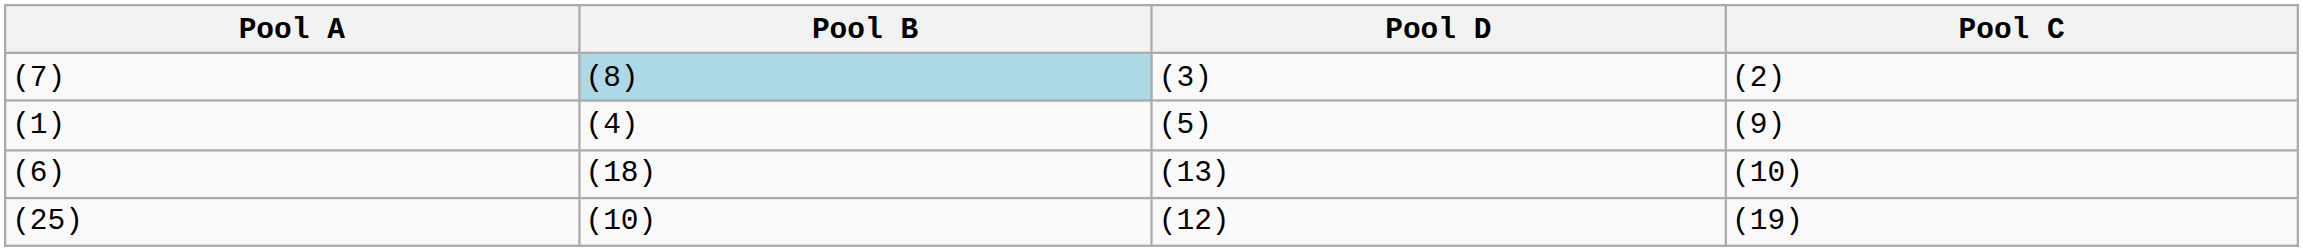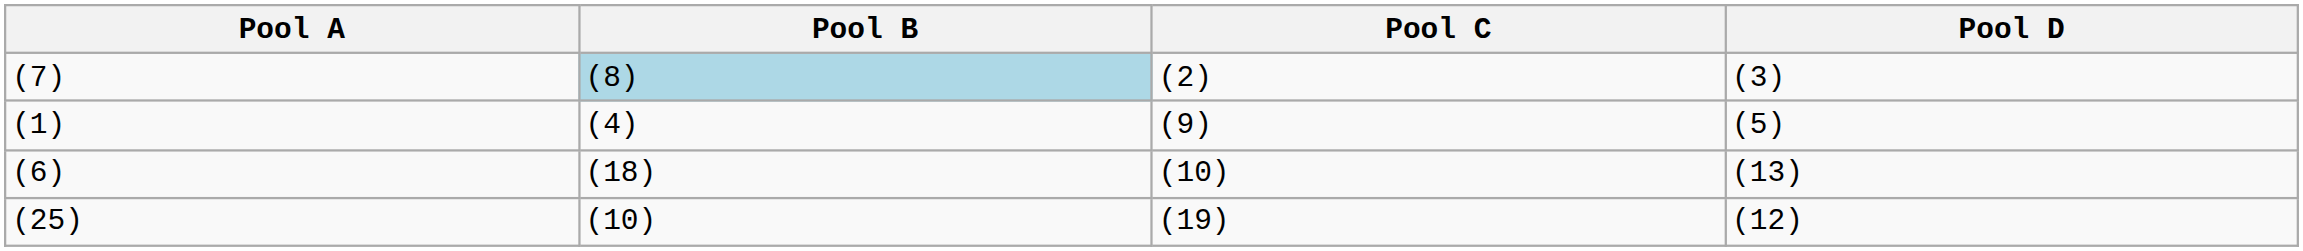columns swapped: (2012, 29) <-> (1438, 29)
